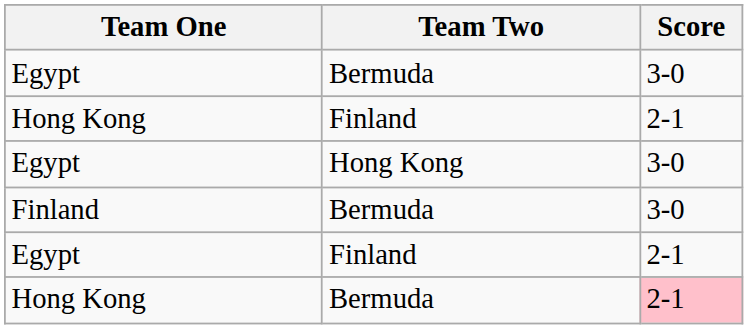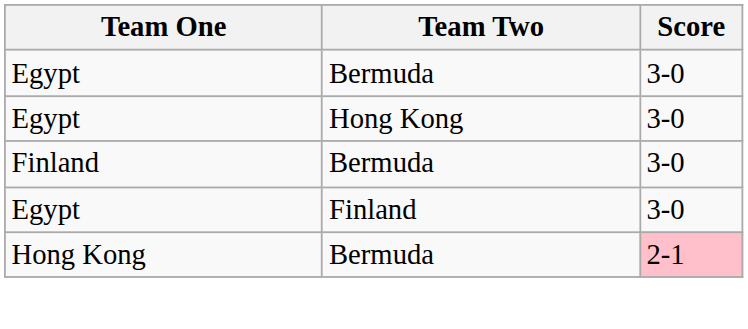- row: (79, 118)
(666, 254) 2-1 -> (666, 208) 3-0
